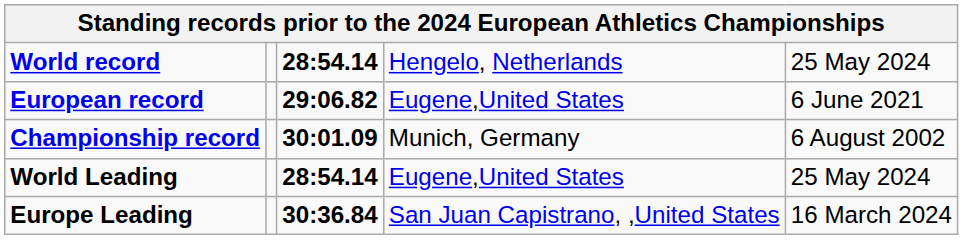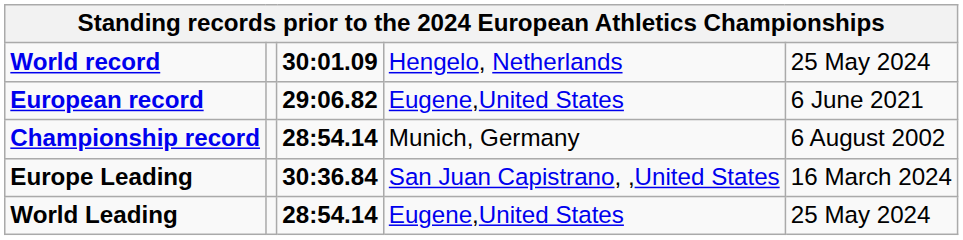(330, 61) 28:54.14 -> (330, 61) 30:01.09
(330, 138) 30:01.09 -> (330, 138) 28:54.14
rows swapped: (94, 176) <-> (102, 215)
